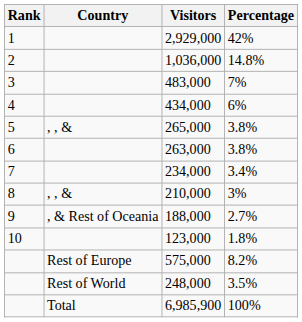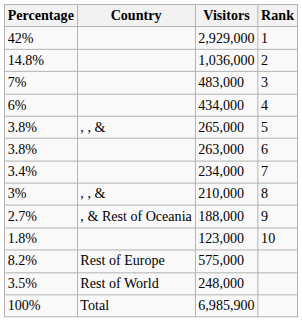columns swapped: (24, 15) <-> (261, 15)
